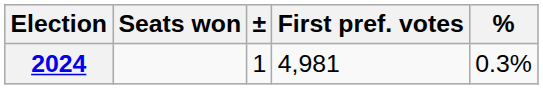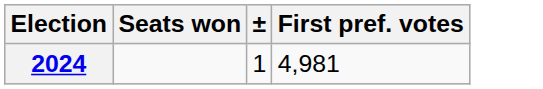- column: (503, 24)
